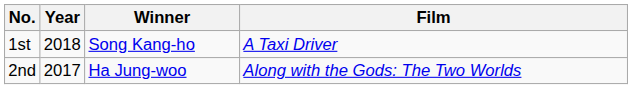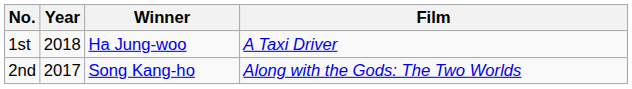(142, 44) Song Kang-ho -> (138, 44) Ha Jung-woo
(138, 70) Ha Jung-woo -> (142, 70) Song Kang-ho
